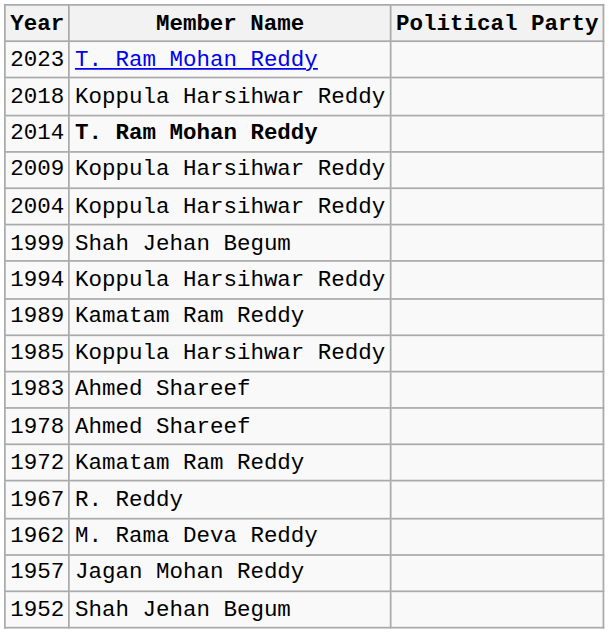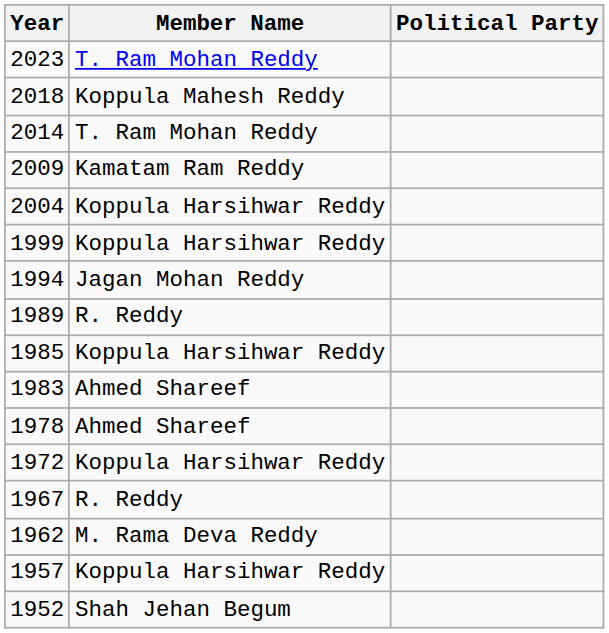(230, 97) Koppula Harsihwar Reddy -> (210, 97) Koppula Mahesh Reddy
(196, 133) bold -> (196, 133) normal
(230, 170) Koppula Harsihwar Reddy -> (190, 170) Kamatam Ram Reddy
(183, 243) Shah Jehan Begum -> (230, 243) Koppula Harsihwar Reddy
(230, 280) Koppula Harsihwar Reddy -> (190, 280) Jagan Mohan Reddy
(190, 316) Kamatam Ram Reddy -> (129, 316) R. Reddy
(190, 463) Kamatam Ram Reddy -> (230, 463) Koppula Harsihwar Reddy
(190, 573) Jagan Mohan Reddy -> (230, 573) Koppula Harsihwar Reddy
